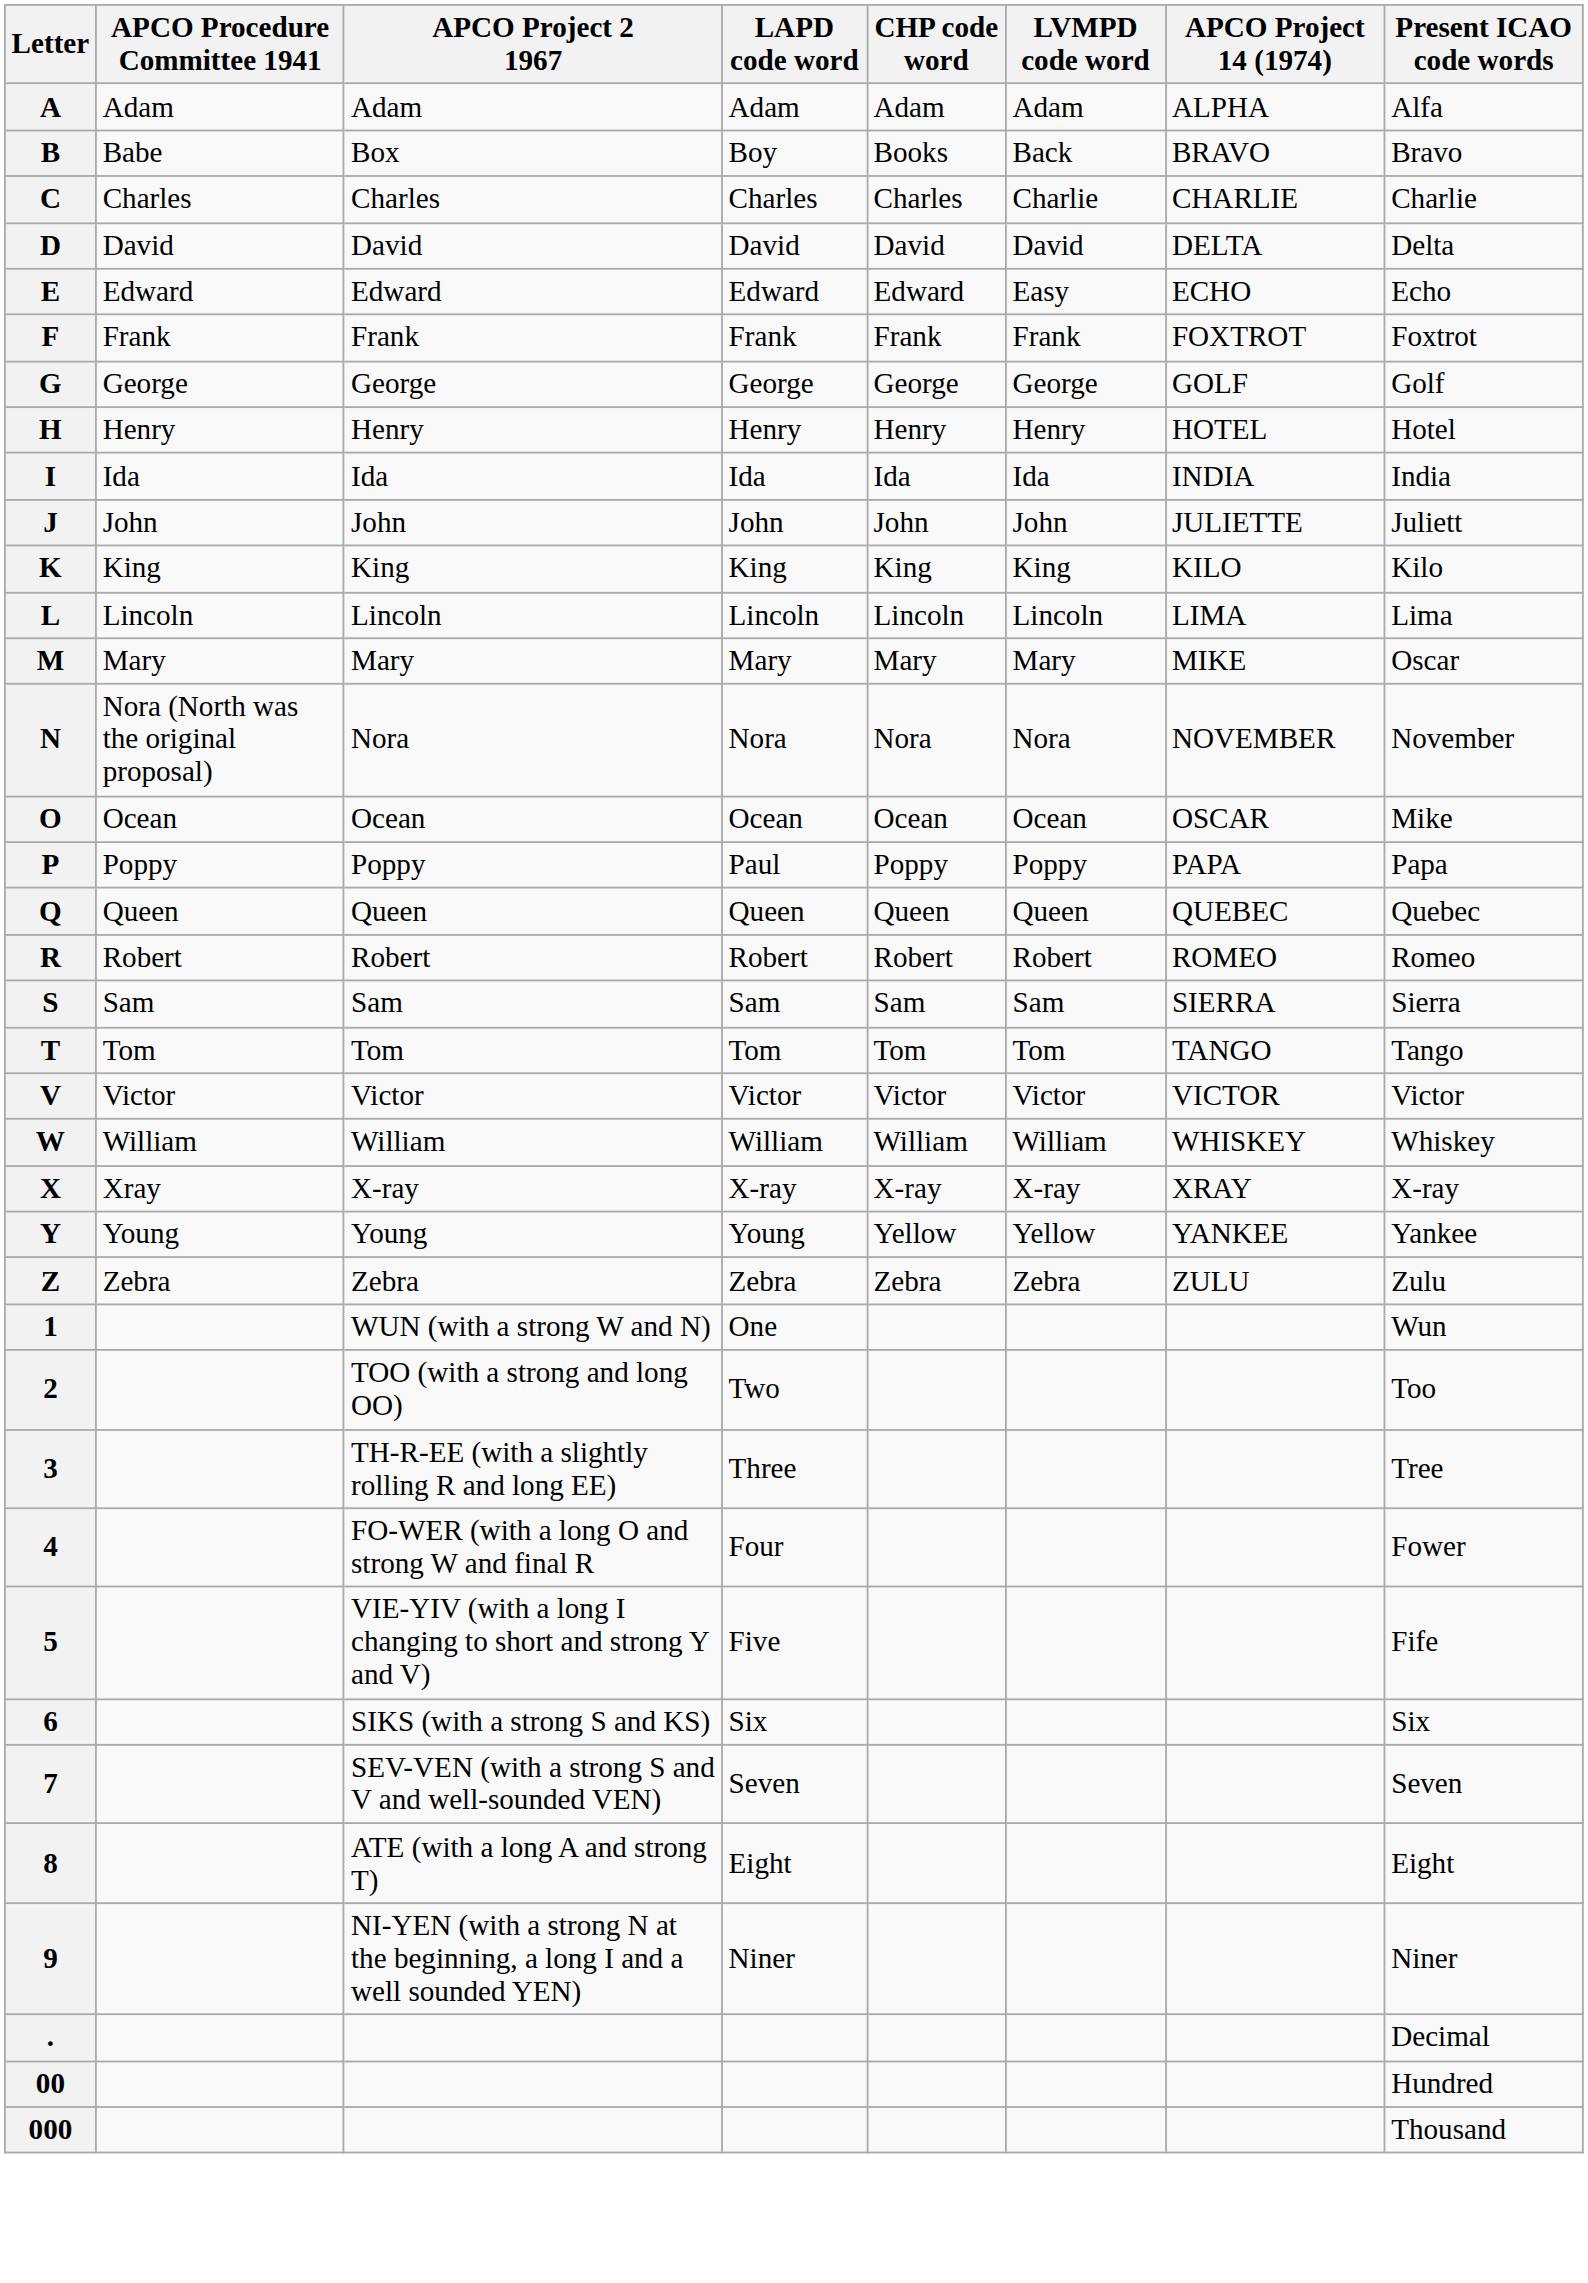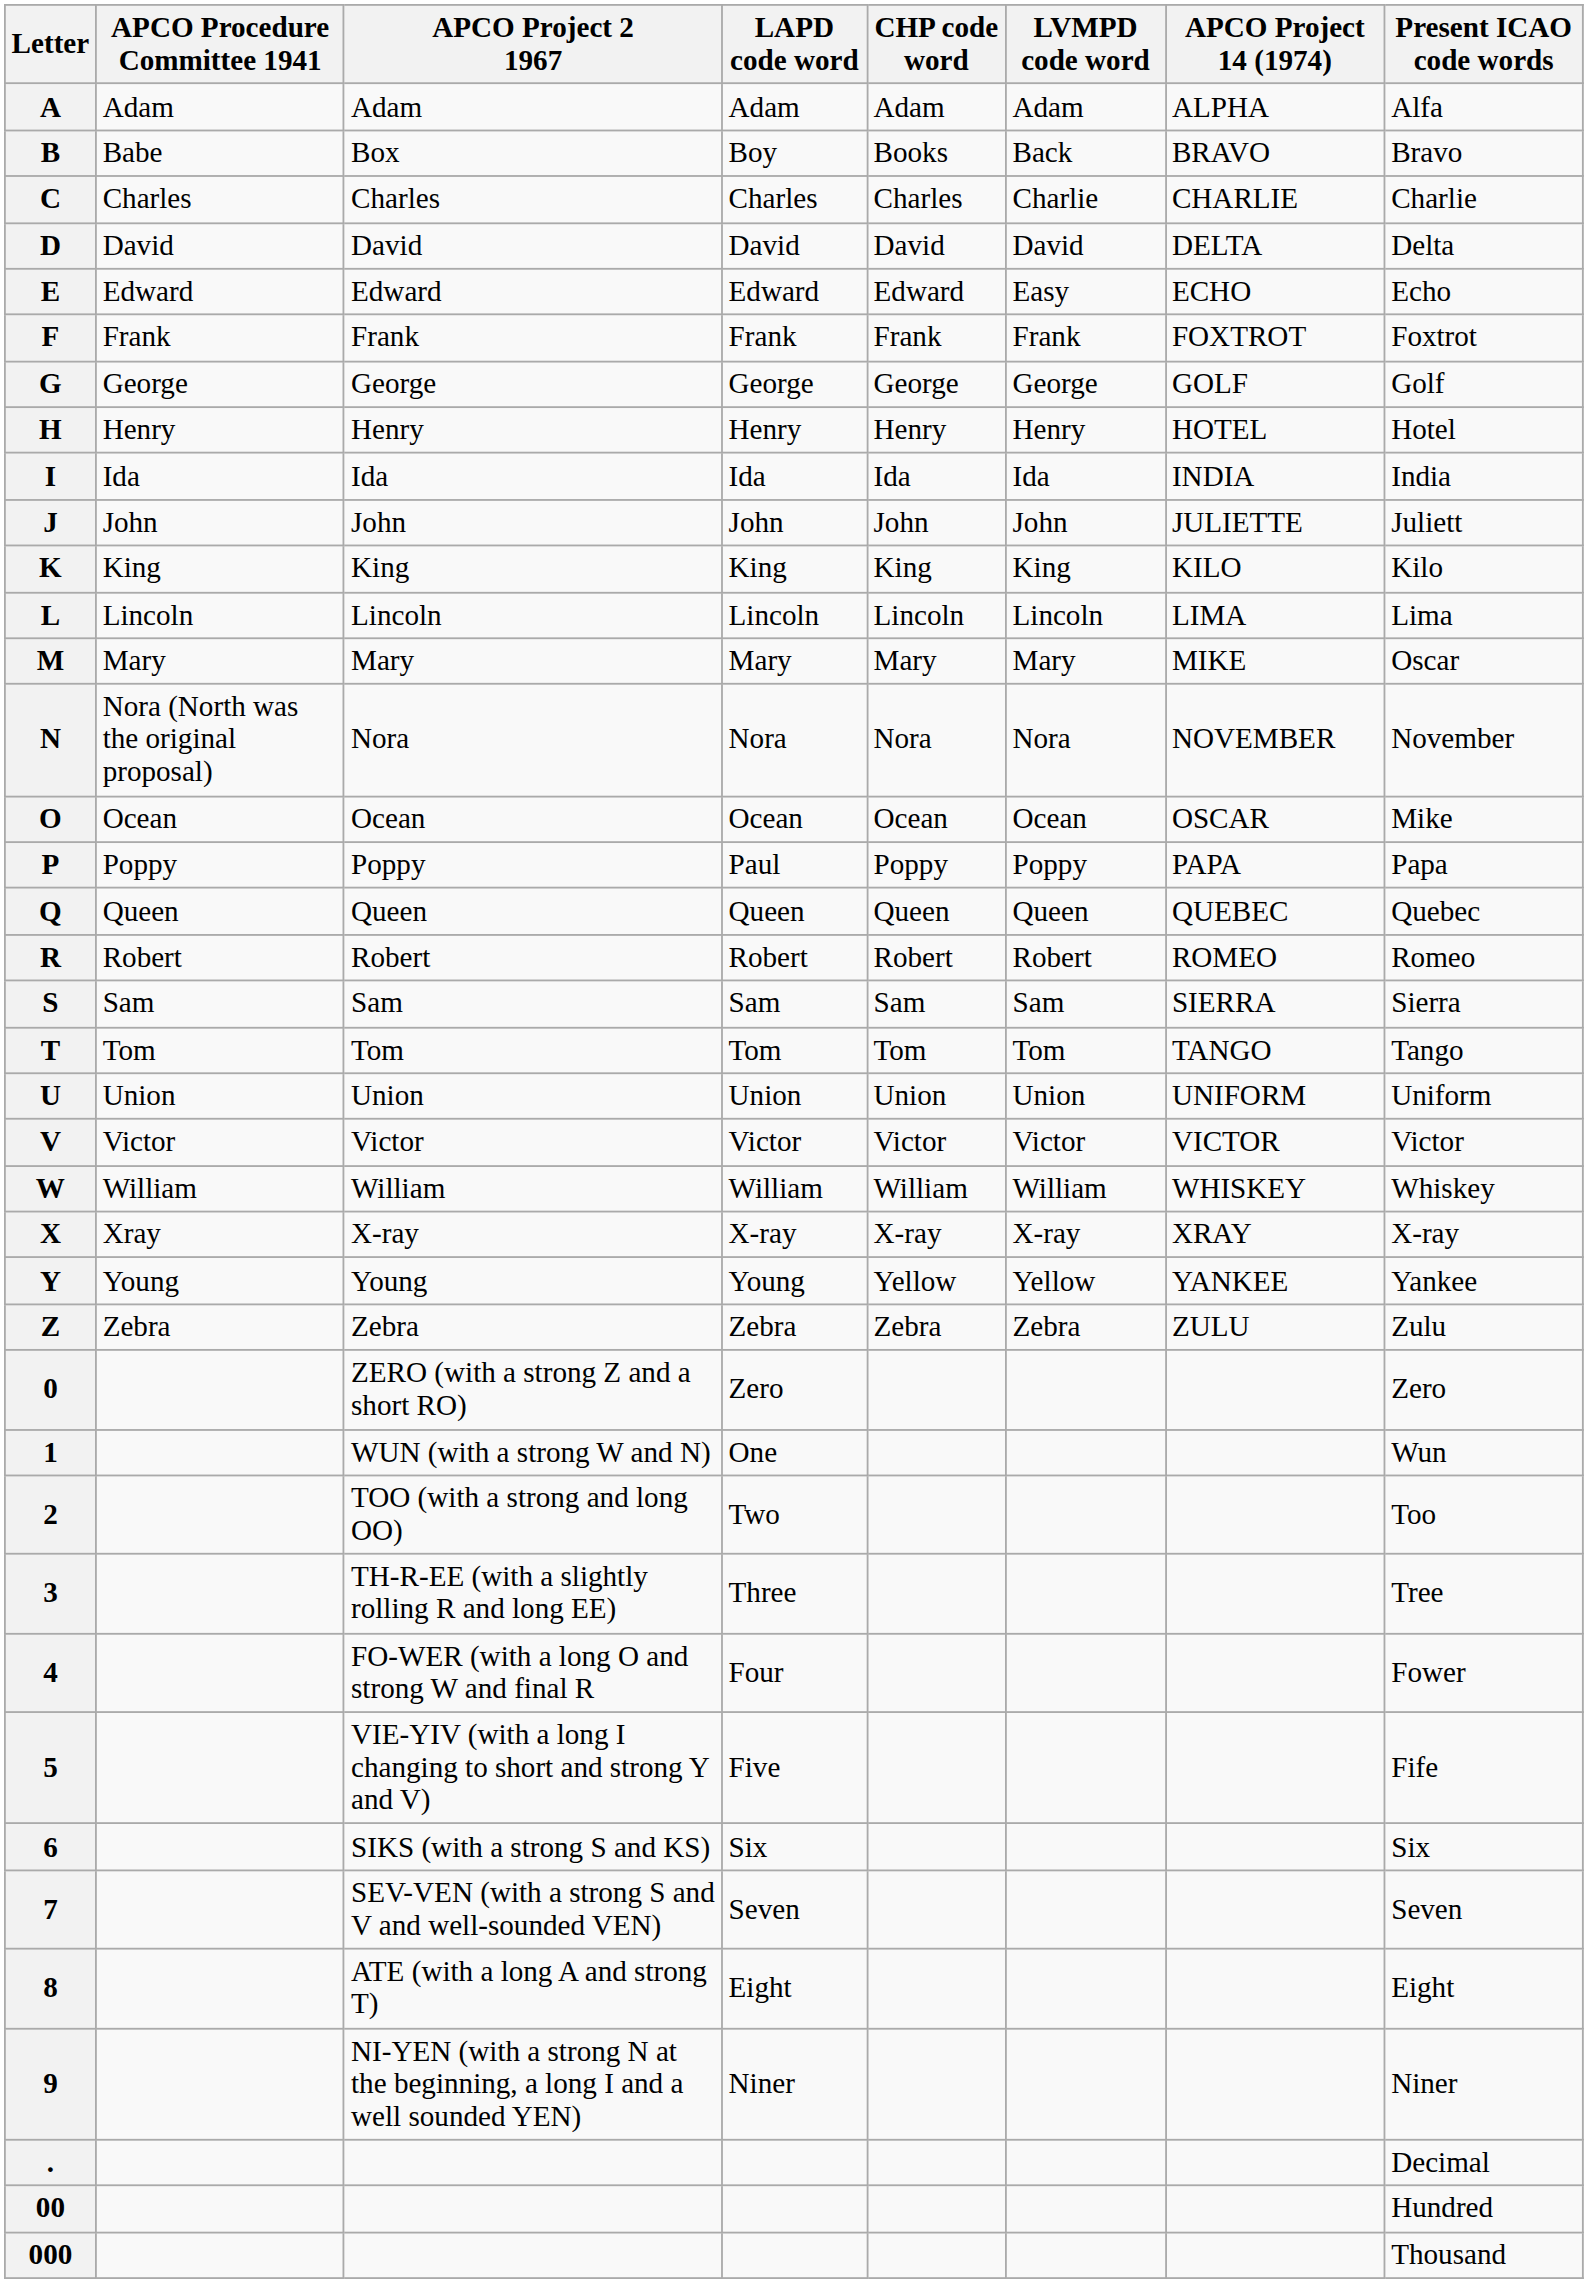+ row: (50, 1095)
+ row: (50, 1389)
